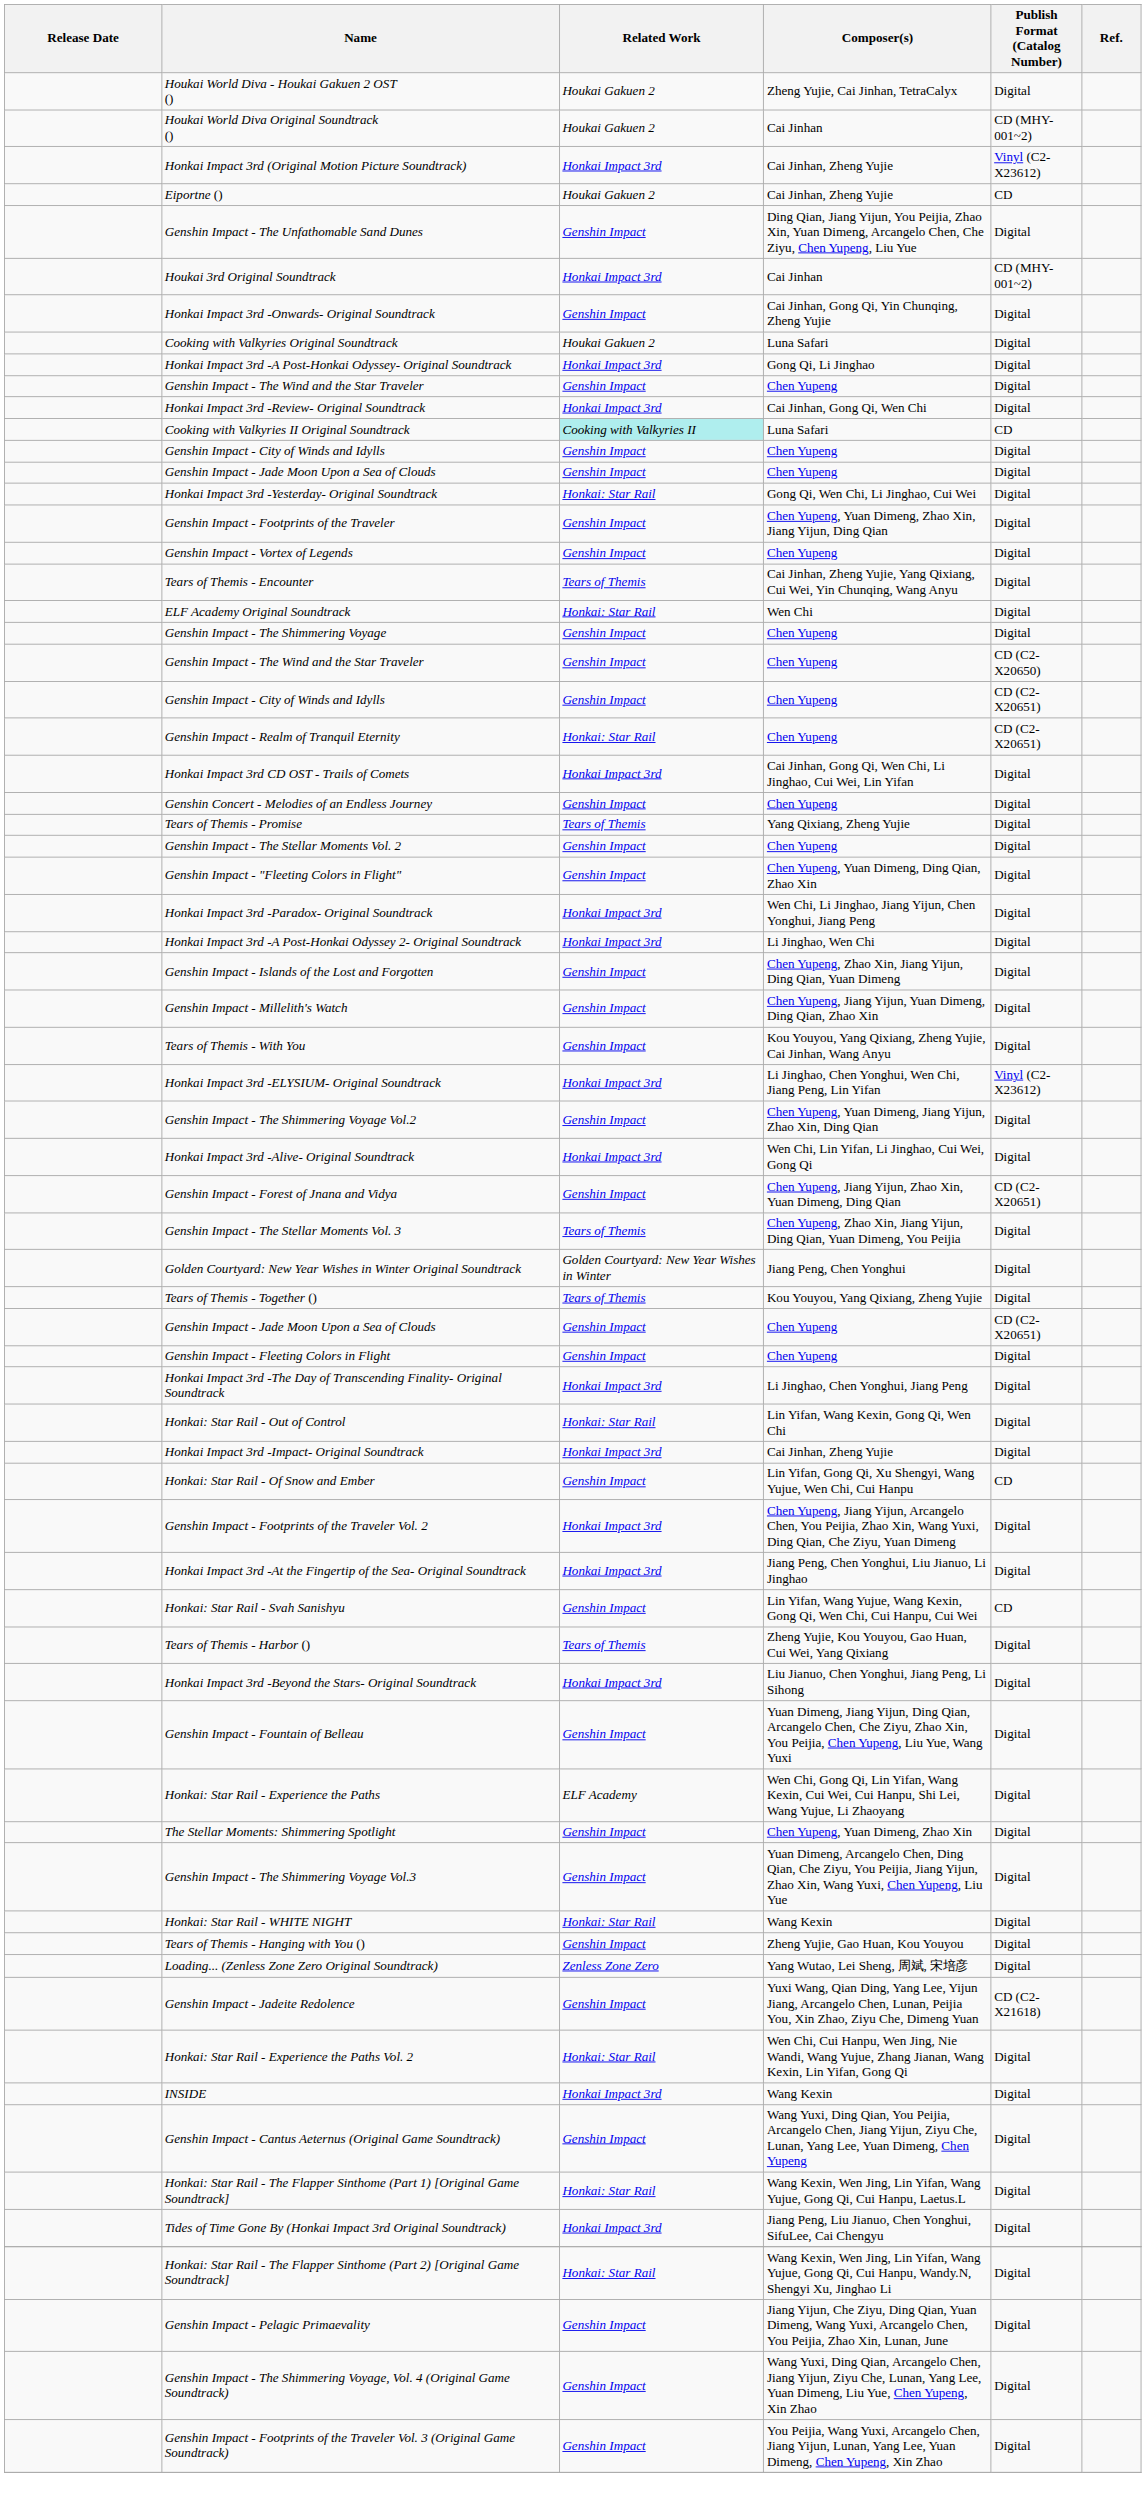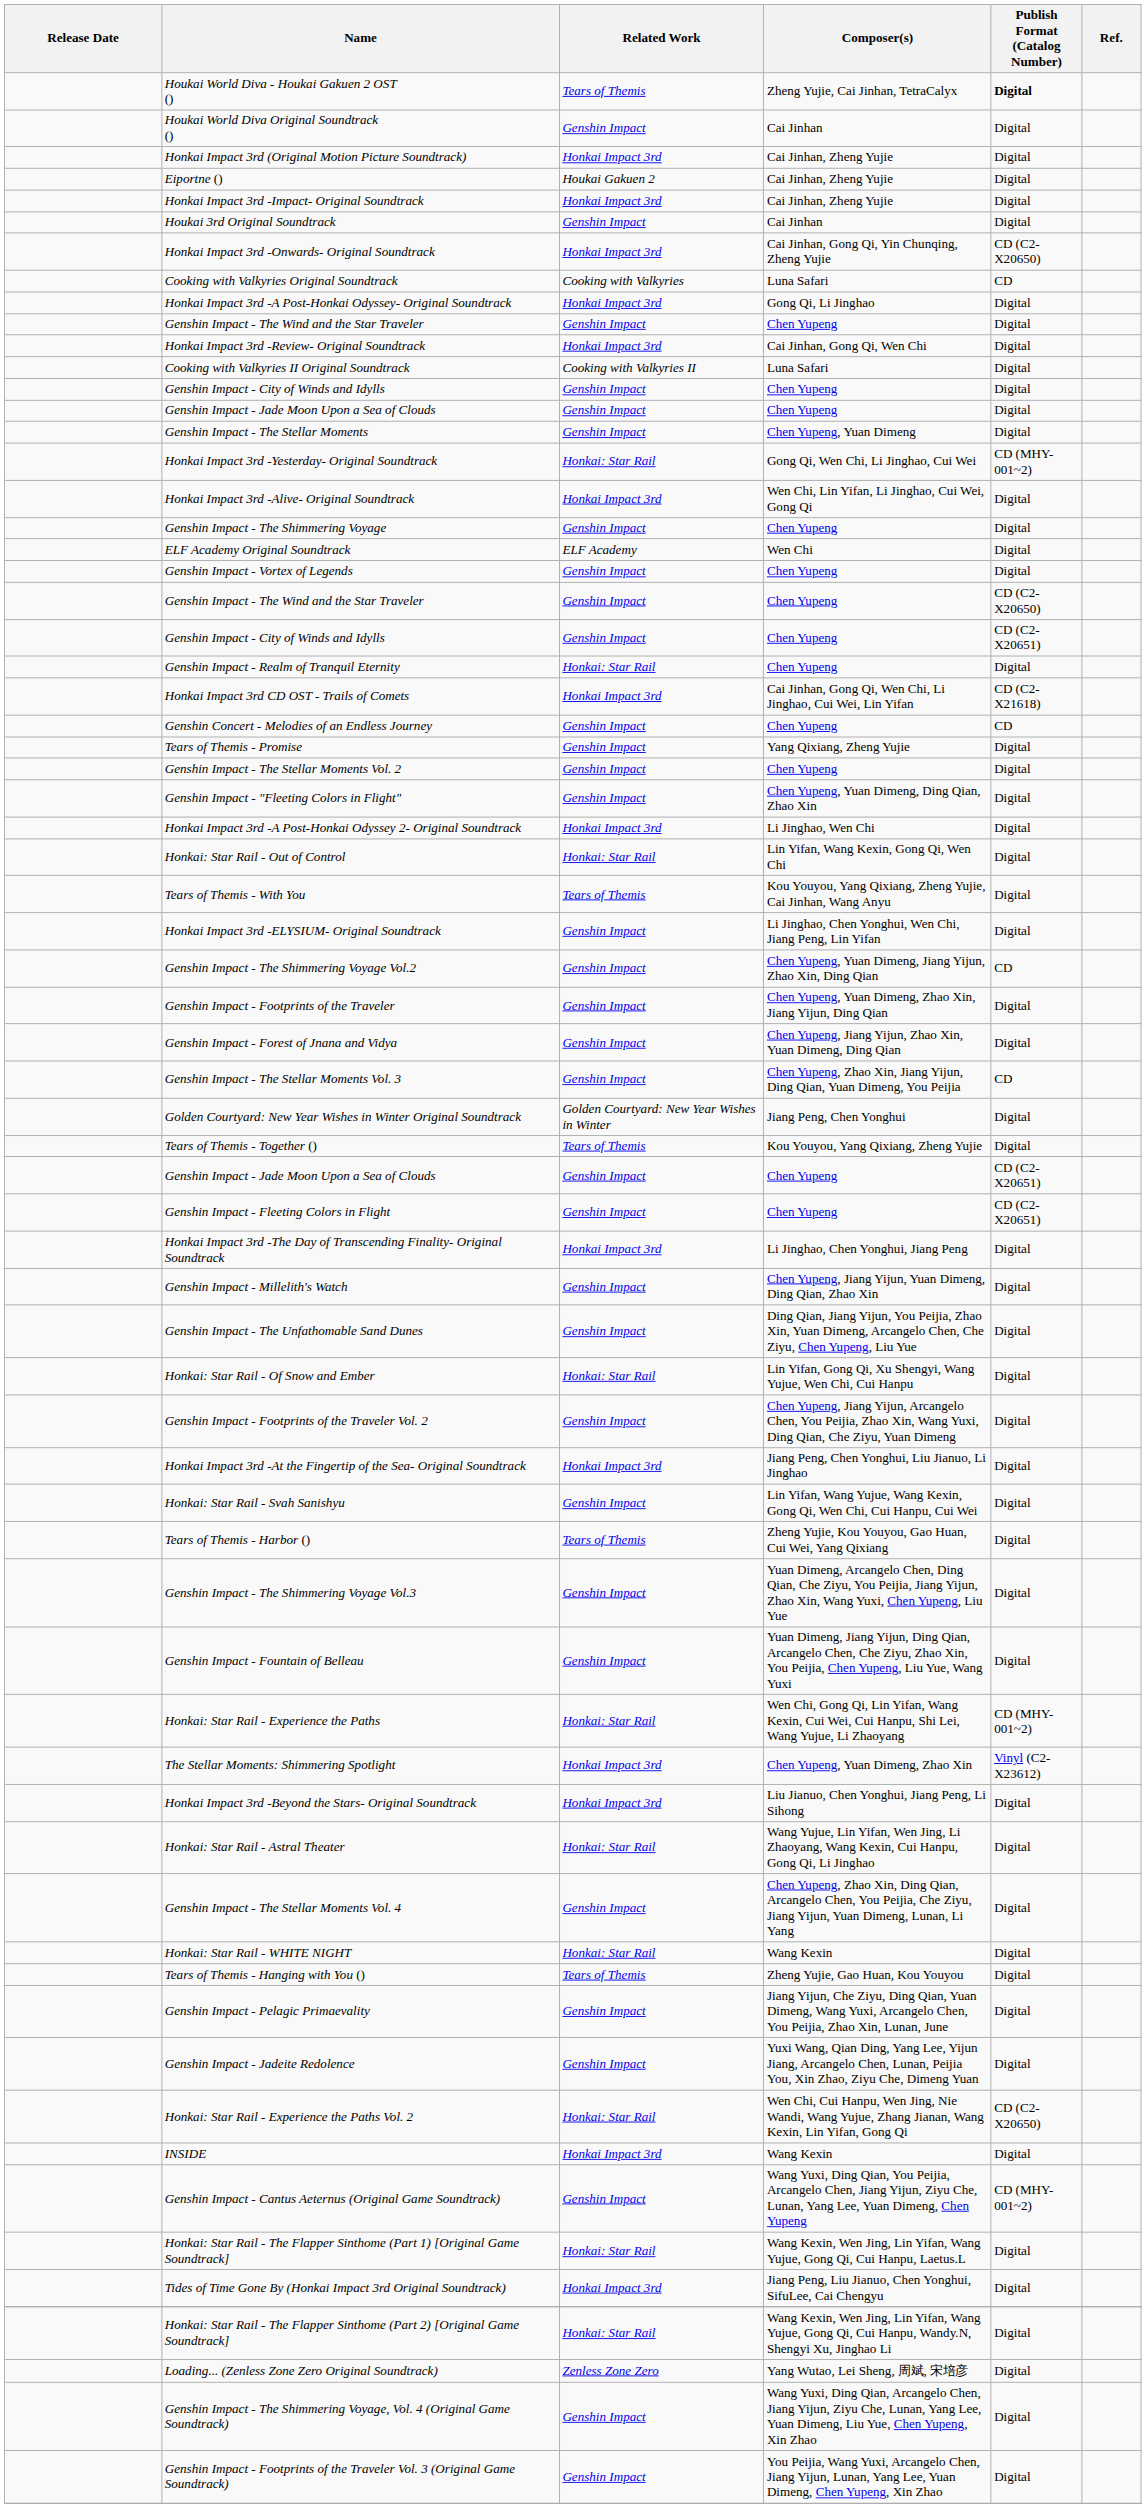(609, 91) Houkai Gakuen 2 -> (604, 91) Tears of Themis
(1012, 91) normal -> (1013, 91) bold
(609, 128) Houkai Gakuen 2 -> (604, 128) Genshin Impact
(1024, 128) CD (MHY-001~2) -> (1012, 128) Digital
(1022, 165) Vinyl (C2-X23612) -> (1012, 157) Digital
(1003, 194) CD -> (1012, 179) Digital
rows swapped: (294, 1452) <-> (294, 232)
(612, 276) Honkai Impact 3rd -> (604, 222) Genshin Impact
(1024, 276) CD (MHY-001~2) -> (1012, 222) Digital
(604, 313) Genshin Impact -> (612, 252) Honkai Impact 3rd
(1012, 313) Digital -> (1017, 252) CD (C2-X20650)
(609, 343) Houkai Gakuen 2 -> (623, 281) Cooking with Valkyries
(1012, 343) Digital -> (1003, 281) CD
(629, 429) paleturquoise background -> (629, 367) no background
(1003, 429) CD -> (1012, 367) Digital
+ row: (266, 432)
(1012, 494) Digital -> (1024, 462) CD (MHY-001~2)
rows swapped: (289, 1157) <-> (280, 523)
rows swapped: (259, 553) <-> (275, 633)
- row: (239, 582)
(609, 611) Honkai: Star Rail -> (600, 550) ELF Academy
(1017, 737) CD (C2-X20651) -> (1012, 667) Digital
(1012, 774) Digital -> (1017, 696) CD (C2-X21618)
(1012, 803) Digital -> (1003, 726) CD
(604, 825) Tears of Themis -> (604, 747) Genshin Impact
- row: (299, 913)
- row: (299, 971)
rows swapped: (256, 1008) <-> (255, 1423)
(604, 1046) Genshin Impact -> (604, 894) Tears of Themis
(612, 1083) Honkai Impact 3rd -> (604, 931) Genshin Impact
(1022, 1083) Vinyl (C2-X23612) -> (1012, 931) Digital
(1012, 1120) Digital -> (1003, 968) CD
(1017, 1194) CD (C2-X20651) -> (1012, 1042) Digital
(604, 1231) Tears of Themis -> (604, 1079) Genshin Impact
(1012, 1231) Digital -> (1003, 1079) CD
(1012, 1356) Digital -> (1017, 1212) CD (C2-X20651)
(604, 1481) Genshin Impact -> (609, 1376) Honkai: Star Rail
(1003, 1481) CD -> (1012, 1376) Digital
(612, 1526) Honkai Impact 3rd -> (604, 1421) Genshin Impact
(1003, 1608) CD -> (1012, 1503) Digital
rows swapped: (290, 1877) <-> (320, 1682)
(600, 1795) ELF Academy -> (609, 1721) Honkai: Star Rail
(1012, 1795) Digital -> (1024, 1721) CD (MHY-001~2)
(604, 1832) Genshin Impact -> (612, 1766) Honkai Impact 3rd
(1012, 1832) Digital -> (1022, 1766) Vinyl (C2-X23612)
+ row: (255, 1847)
+ row: (283, 1908)
(604, 1943) Genshin Impact -> (604, 1974) Tears of Themis
rows swapped: (267, 2325) <-> (301, 1966)
(1017, 2004) CD (C2-X21618) -> (1012, 2064) Digital
(1012, 2056) Digital -> (1017, 2116) CD (C2-X20650)
(1012, 2138) Digital -> (1024, 2198) CD (MHY-001~2)
